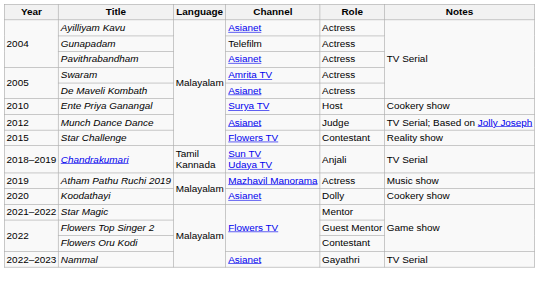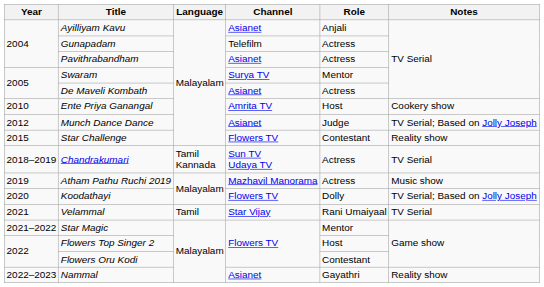(339, 28) Actress -> (334, 28) Anjali
(250, 75) Amrita TV -> (249, 75) Surya TV
(339, 75) Actress -> (338, 75) Mentor
(249, 106) Surya TV -> (250, 106) Amrita TV
(334, 159) Anjali -> (339, 159) Actress
(245, 196) Asianet -> (253, 196) Flowers TV
(418, 196) Cookery show -> (464, 196) TV Serial; Based on Jolly Joseph
+ row: (83, 212)
(352, 228) Guest Mentor -> (332, 243) Host
(407, 259) TV Serial -> (419, 275) Reality show
